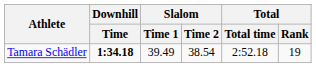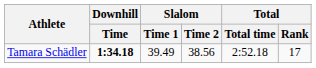(201, 53) 38.54 -> (201, 53) 38.56
(295, 53) 19 -> (295, 53) 17
